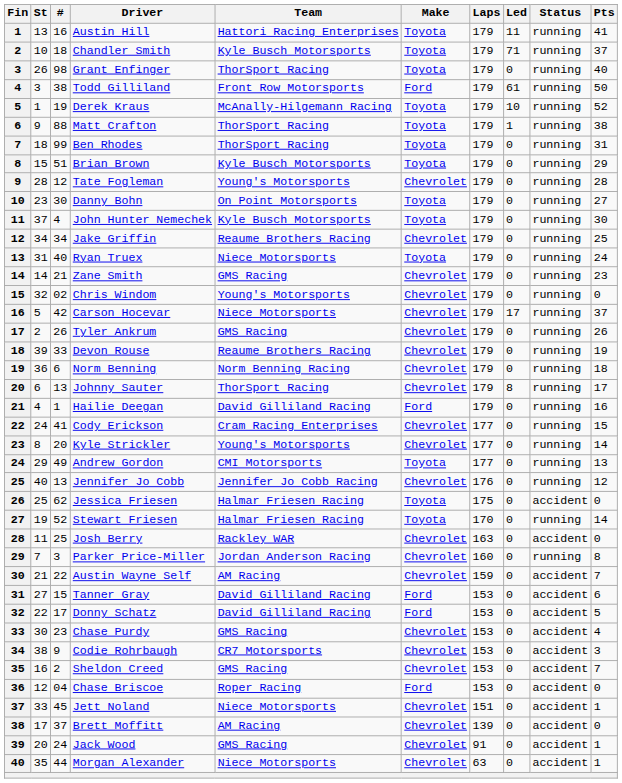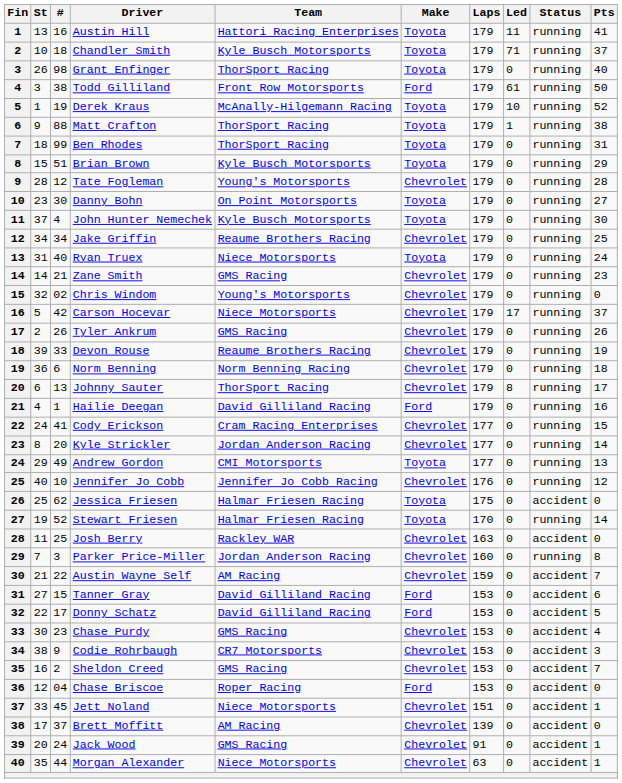(284, 445) Young's Motorsports -> (294, 445) Jordan Anderson Racing
(60, 483) 13 -> (60, 483) 10
